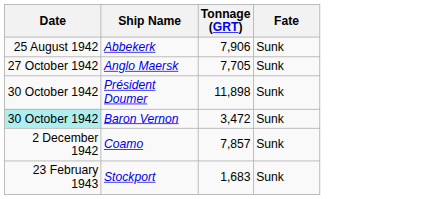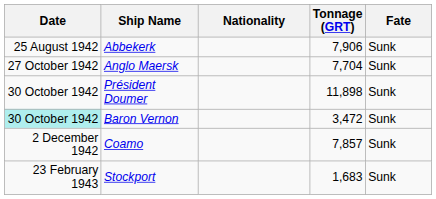+ column: (254, 20)
(235, 66) 7,705 -> (347, 66) 7,704
